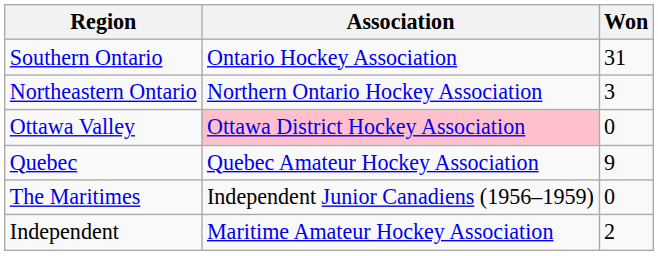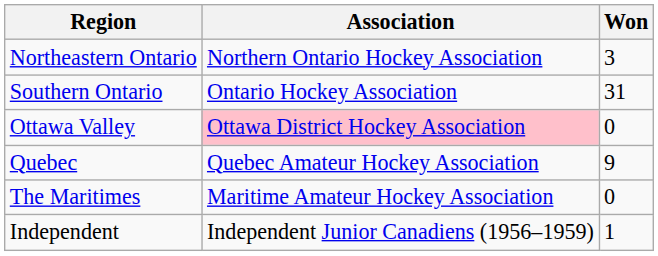rows swapped: (86, 57) <-> (103, 92)
(400, 197) Independent Junior Canadiens (1956–1959) -> (380, 197) Maritime Amateur Hockey Association
(380, 232) Maritime Amateur Hockey Association -> (400, 232) Independent Junior Canadiens (1956–1959)
(610, 232) 2 -> (610, 232) 1
